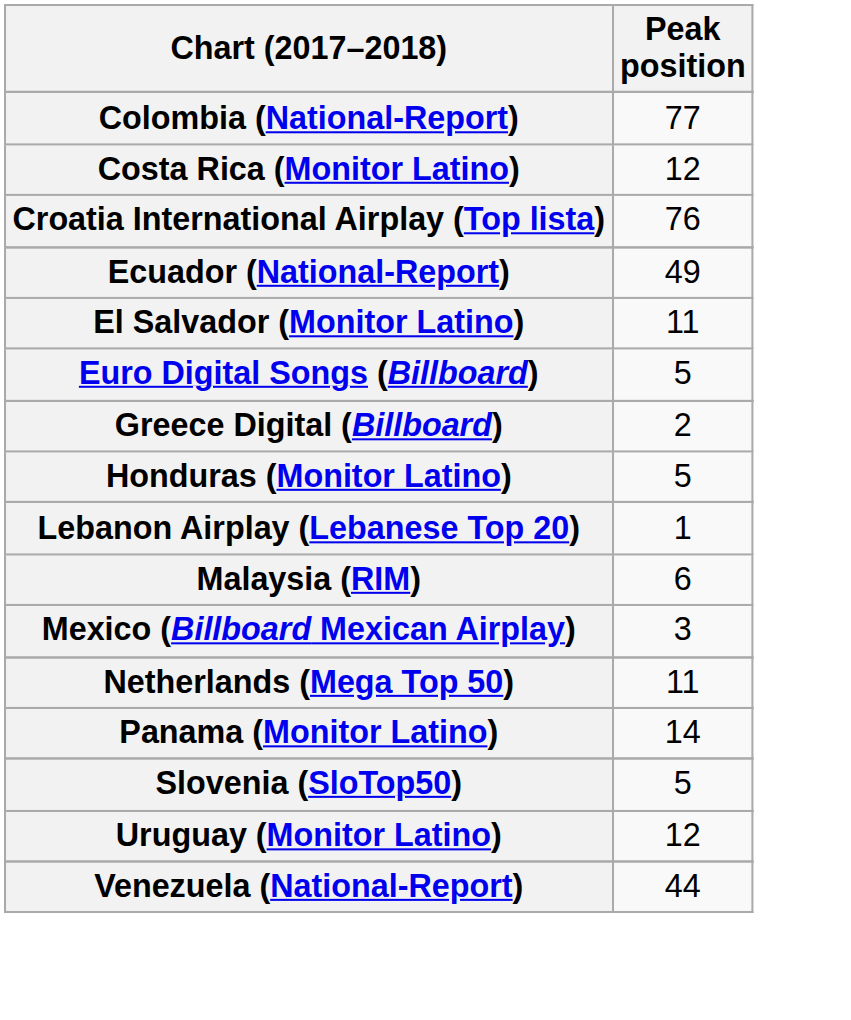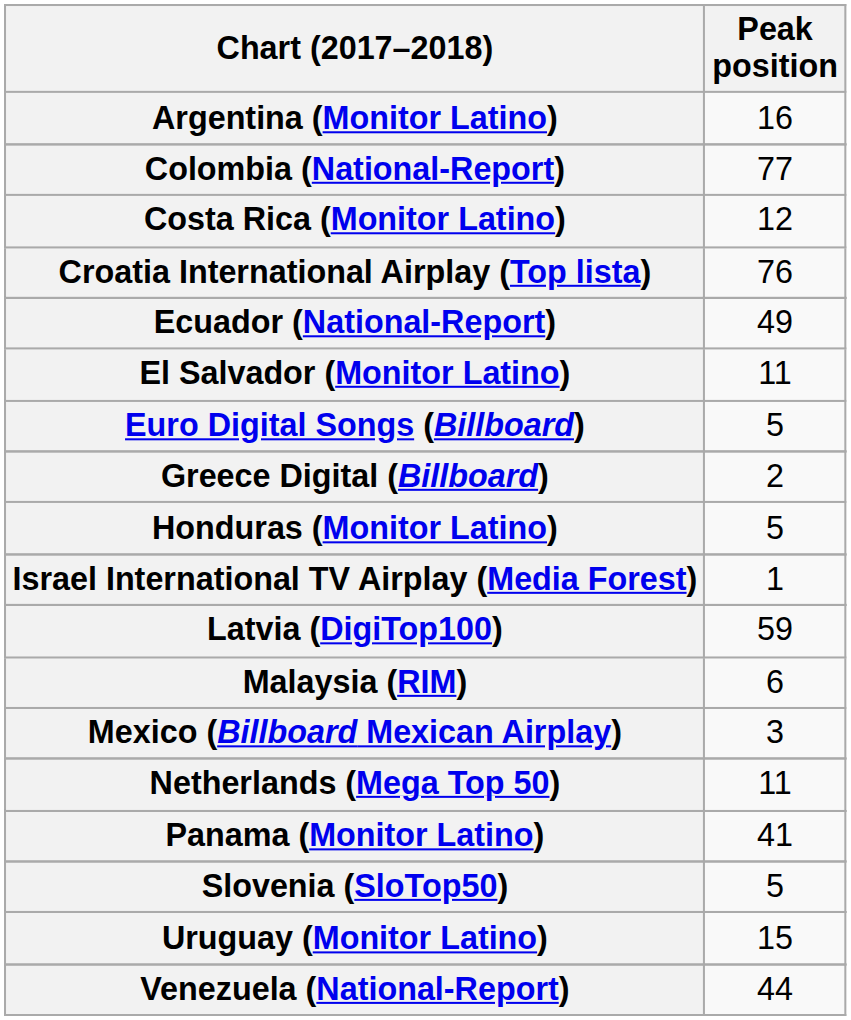+ row: (355, 117)
+ row: (355, 579)
+ row: (355, 630)
- row: (309, 527)
(683, 732) 14 -> (775, 835) 41
(683, 835) 12 -> (775, 937) 15
